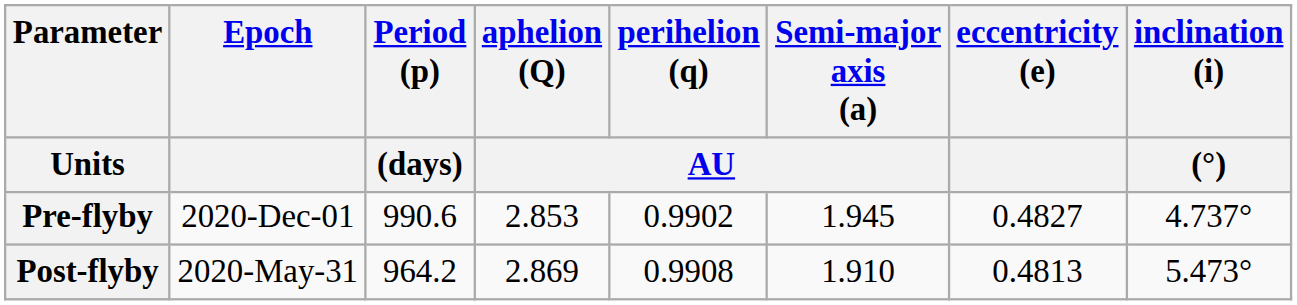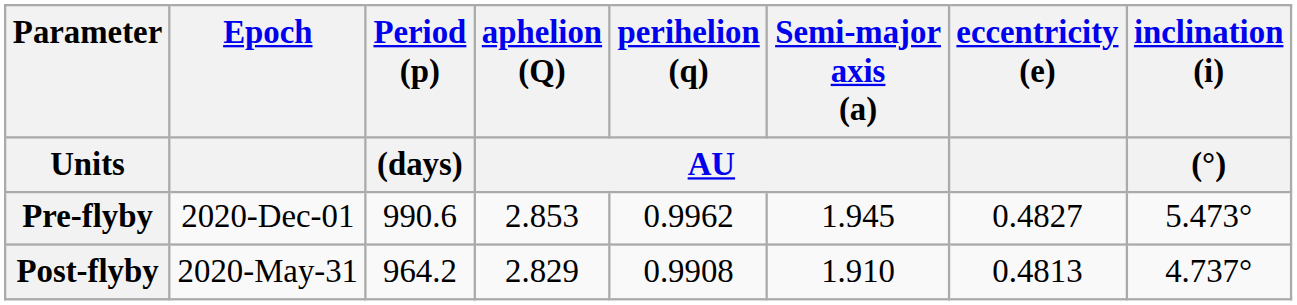(689, 217) 0.9902 -> (689, 217) 0.9962
(1209, 217) 4.737° -> (1209, 217) 5.473°
(542, 271) 2.869 -> (542, 271) 2.829
(1209, 271) 5.473° -> (1209, 271) 4.737°
